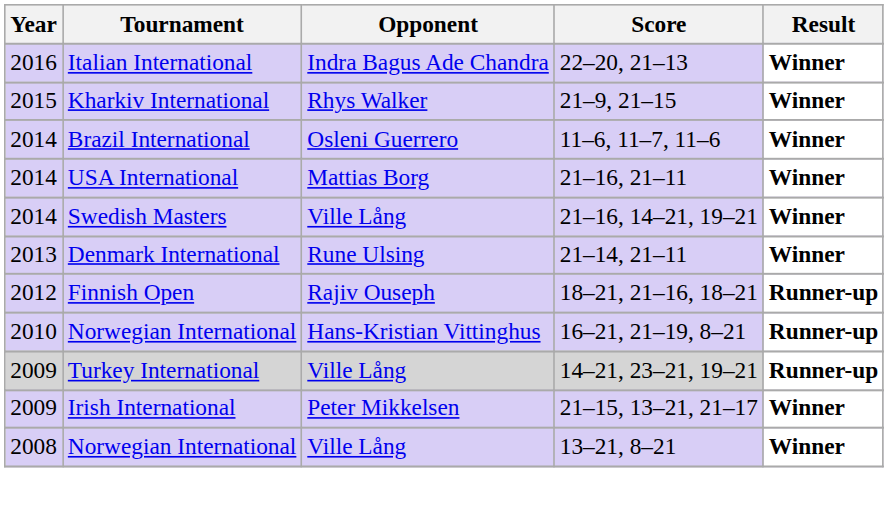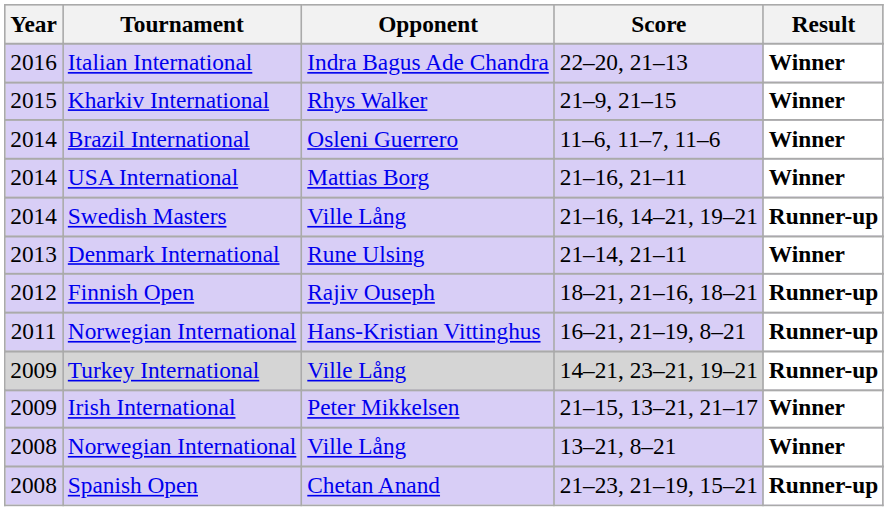(807, 216) Winner -> (823, 216) Runner-up
(34, 331) 2010 -> (34, 331) 2011
+ row: (133, 485)
